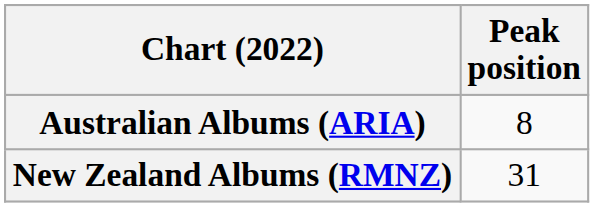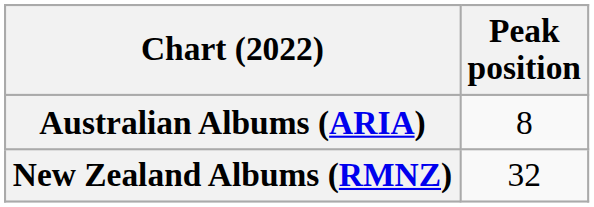(524, 174) 31 -> (524, 174) 32
